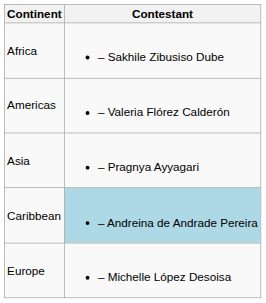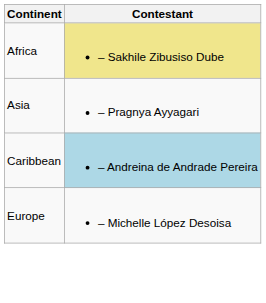(162, 57) no background -> (162, 57) khaki background
- row: (31, 106)
